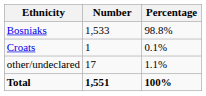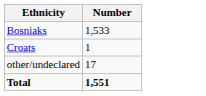- column: (172, 13)
